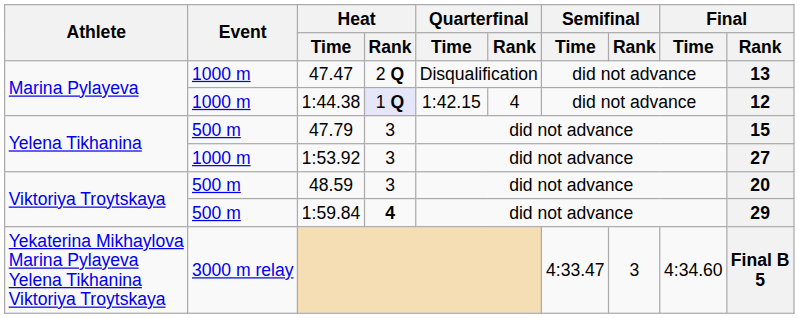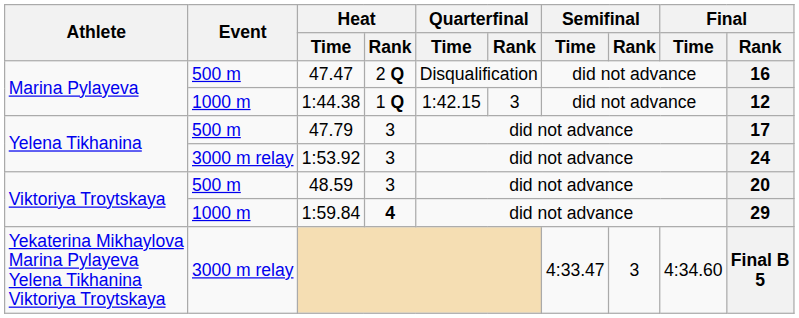(221, 74) 1000 m -> (216, 74) 500 m
(760, 74) 13 -> (760, 74) 16
(390, 102) lavender background -> (390, 102) no background
(515, 102) 4 -> (515, 102) 3
(760, 130) 15 -> (760, 130) 17
(221, 158) 1000 m -> (243, 158) 3000 m relay
(760, 158) 27 -> (760, 158) 24
(216, 213) 500 m -> (221, 213) 1000 m
